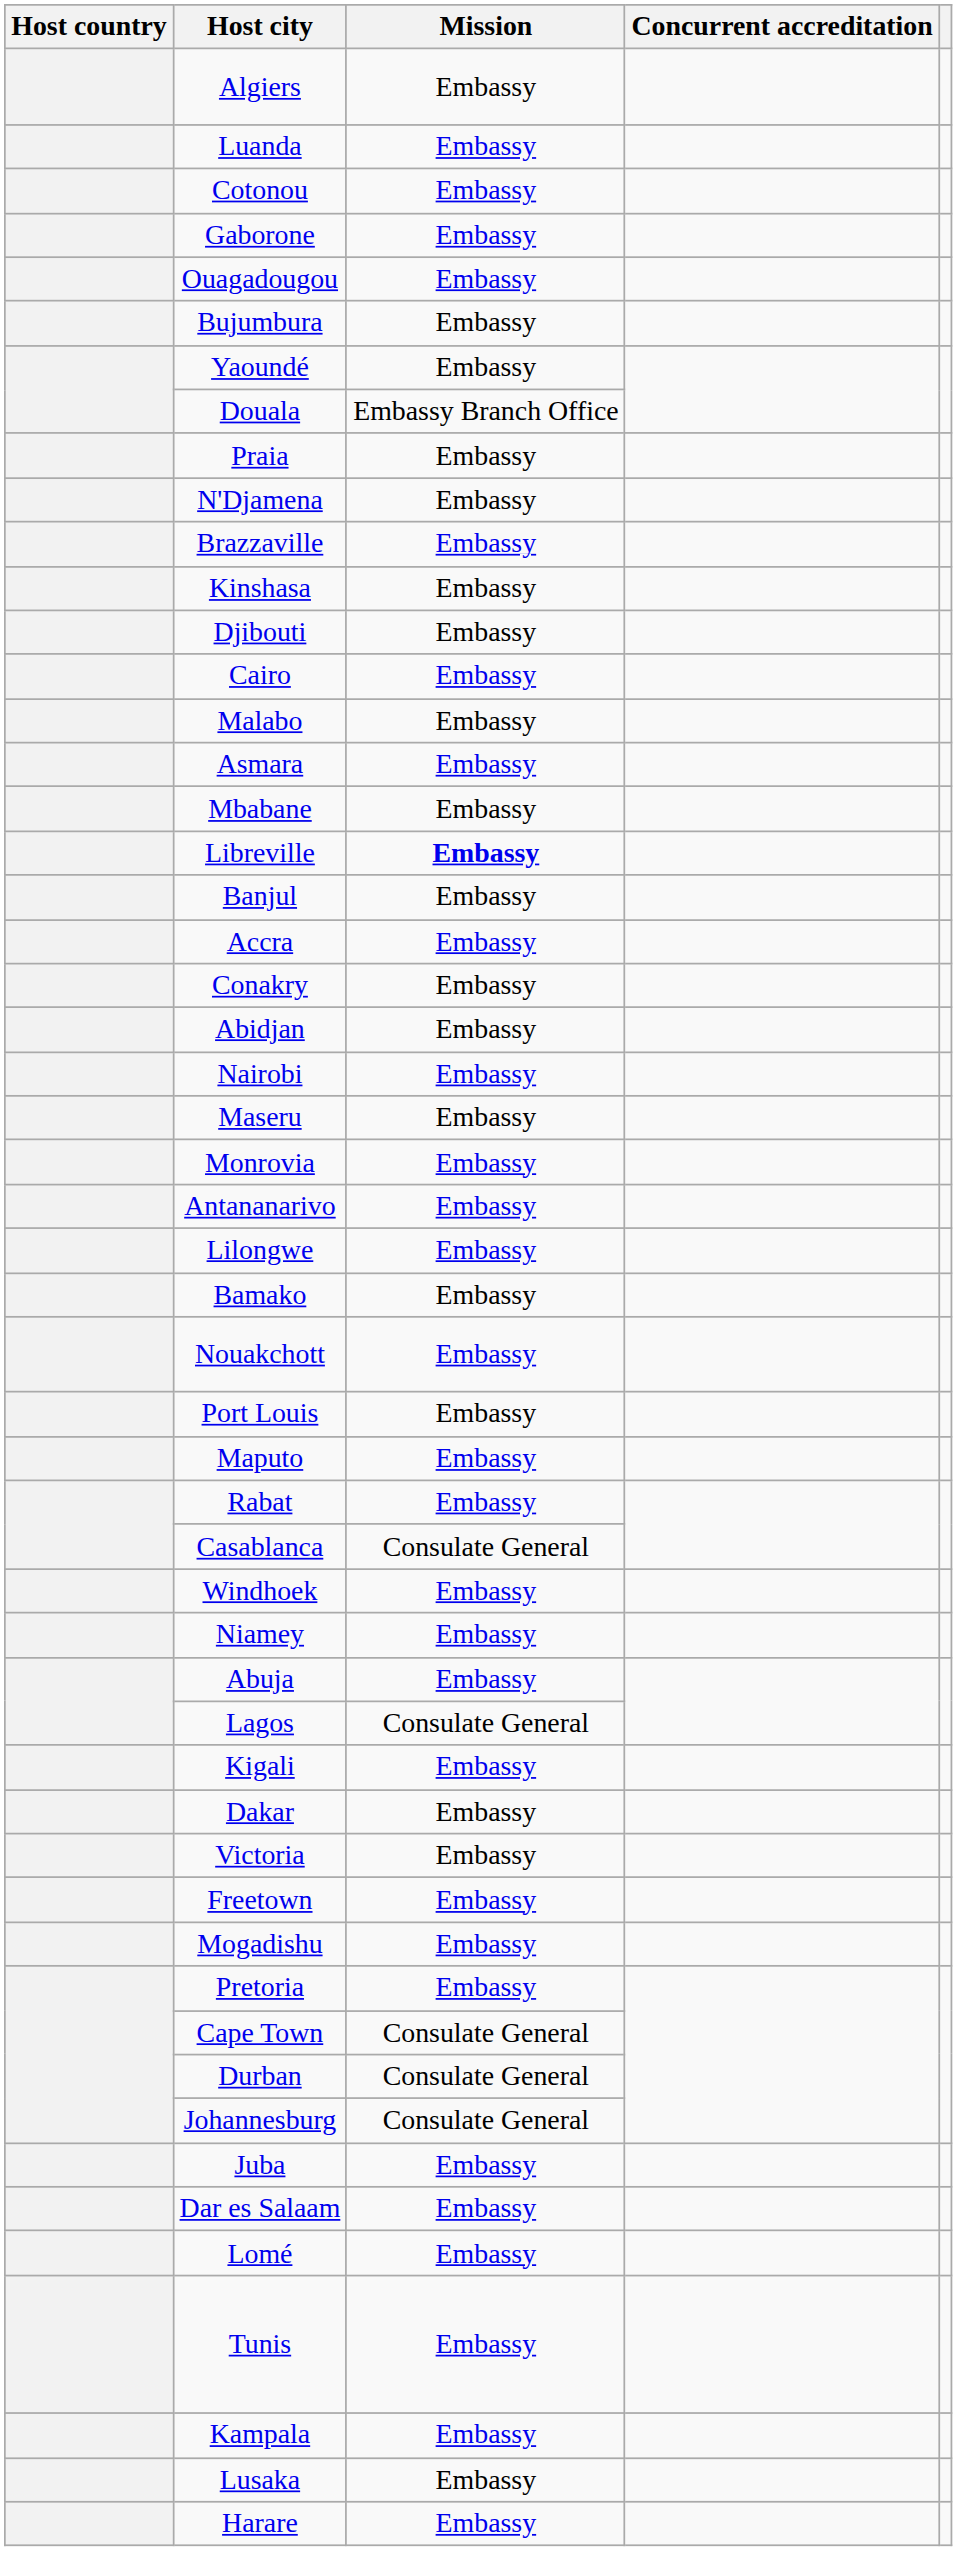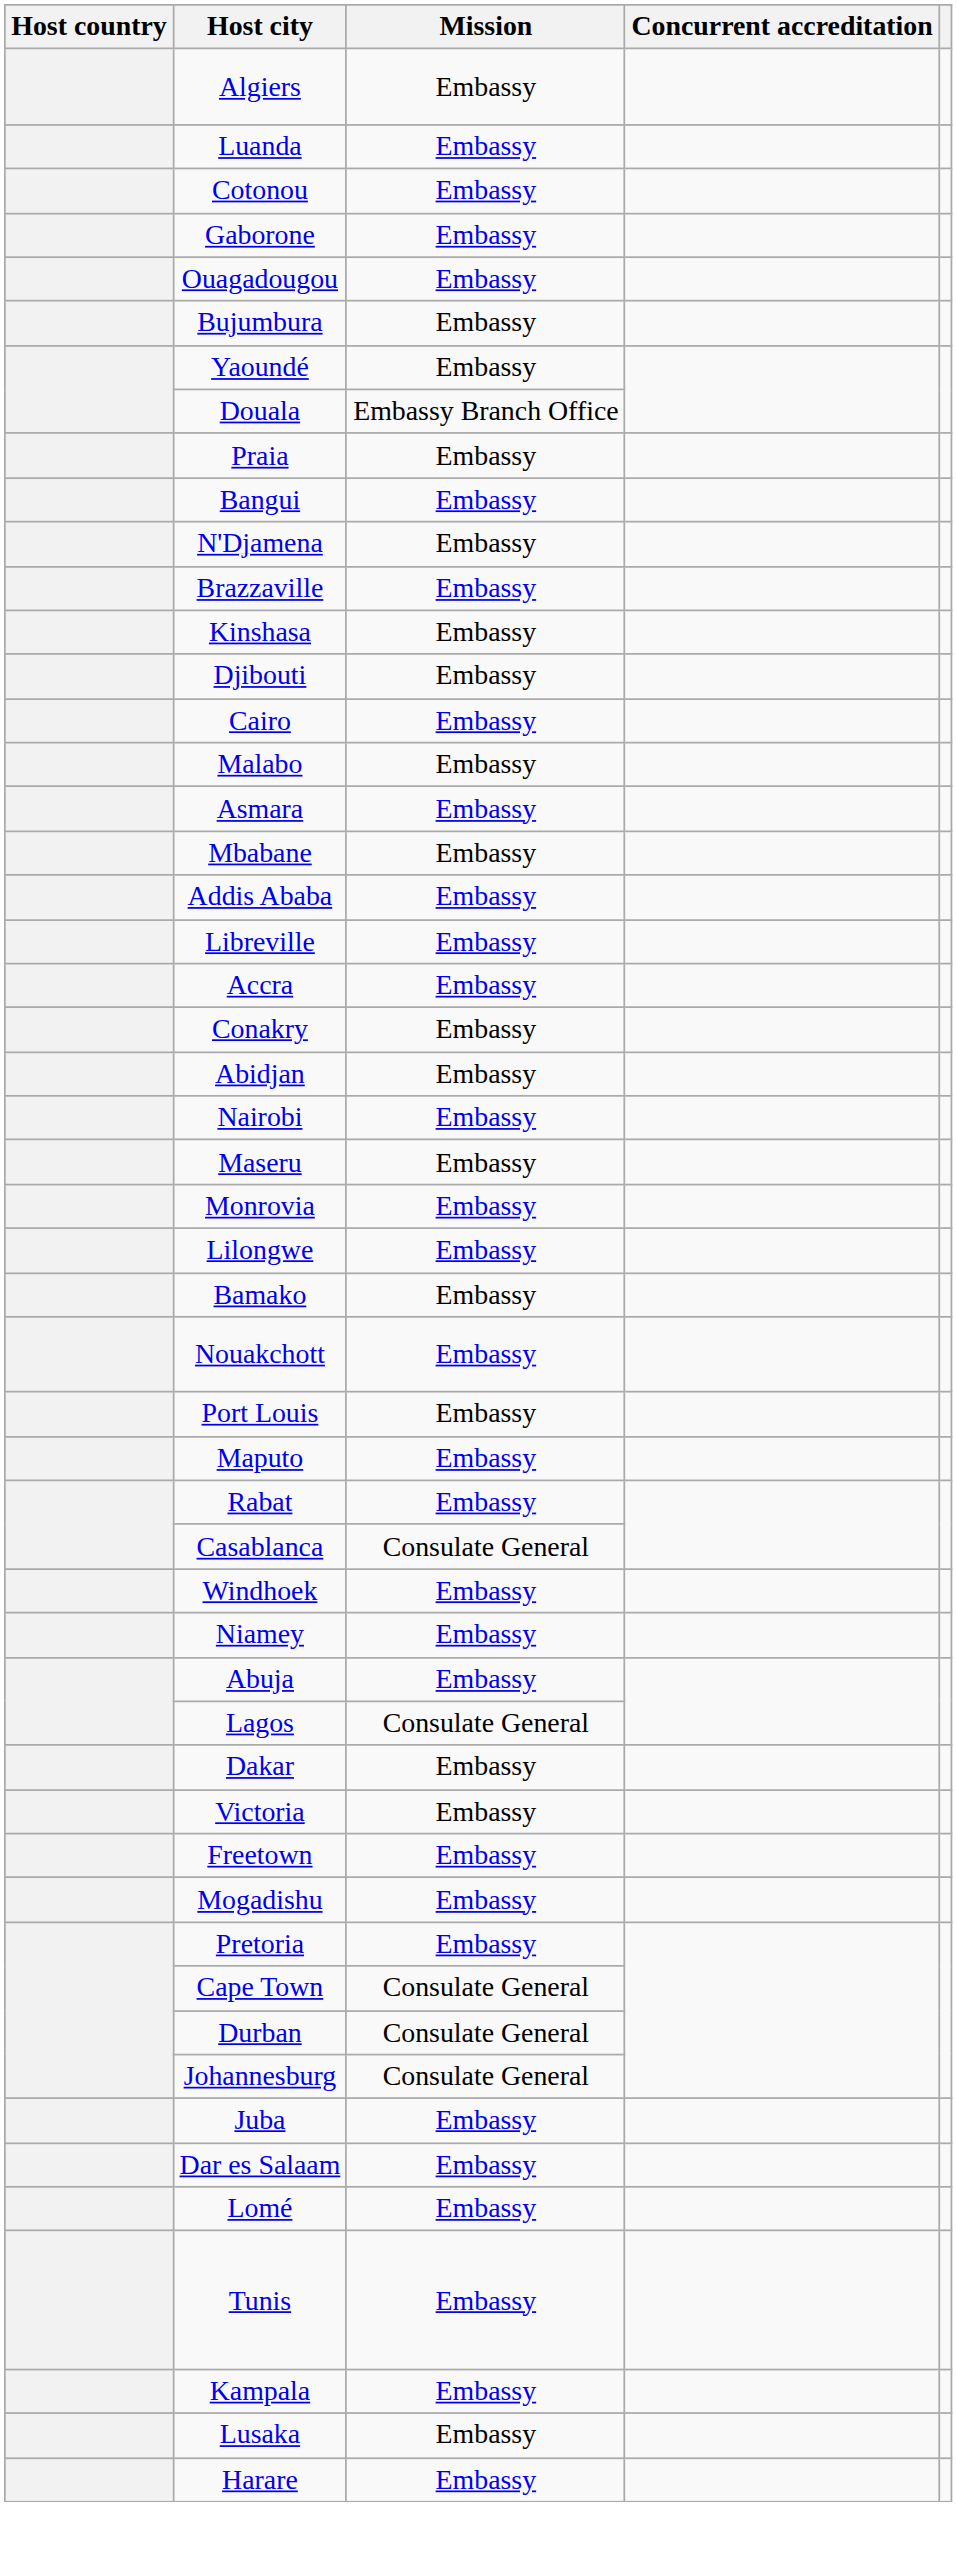+ row: (260, 499)
+ row: (260, 896)
(486, 852) bold -> (486, 940) normal
- row: (260, 896)
- row: (260, 1205)
- row: (260, 1767)
